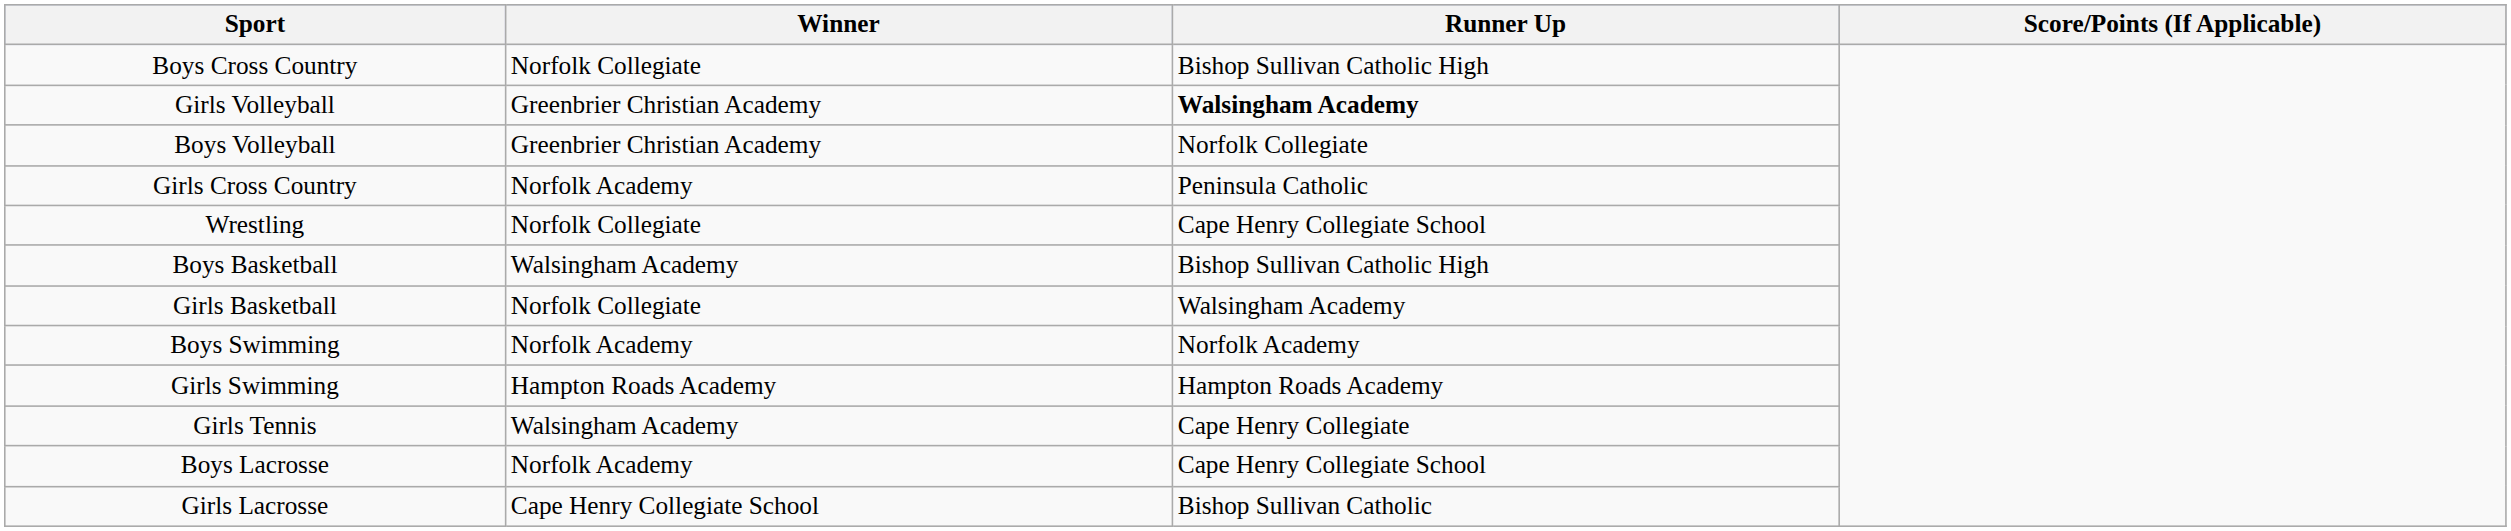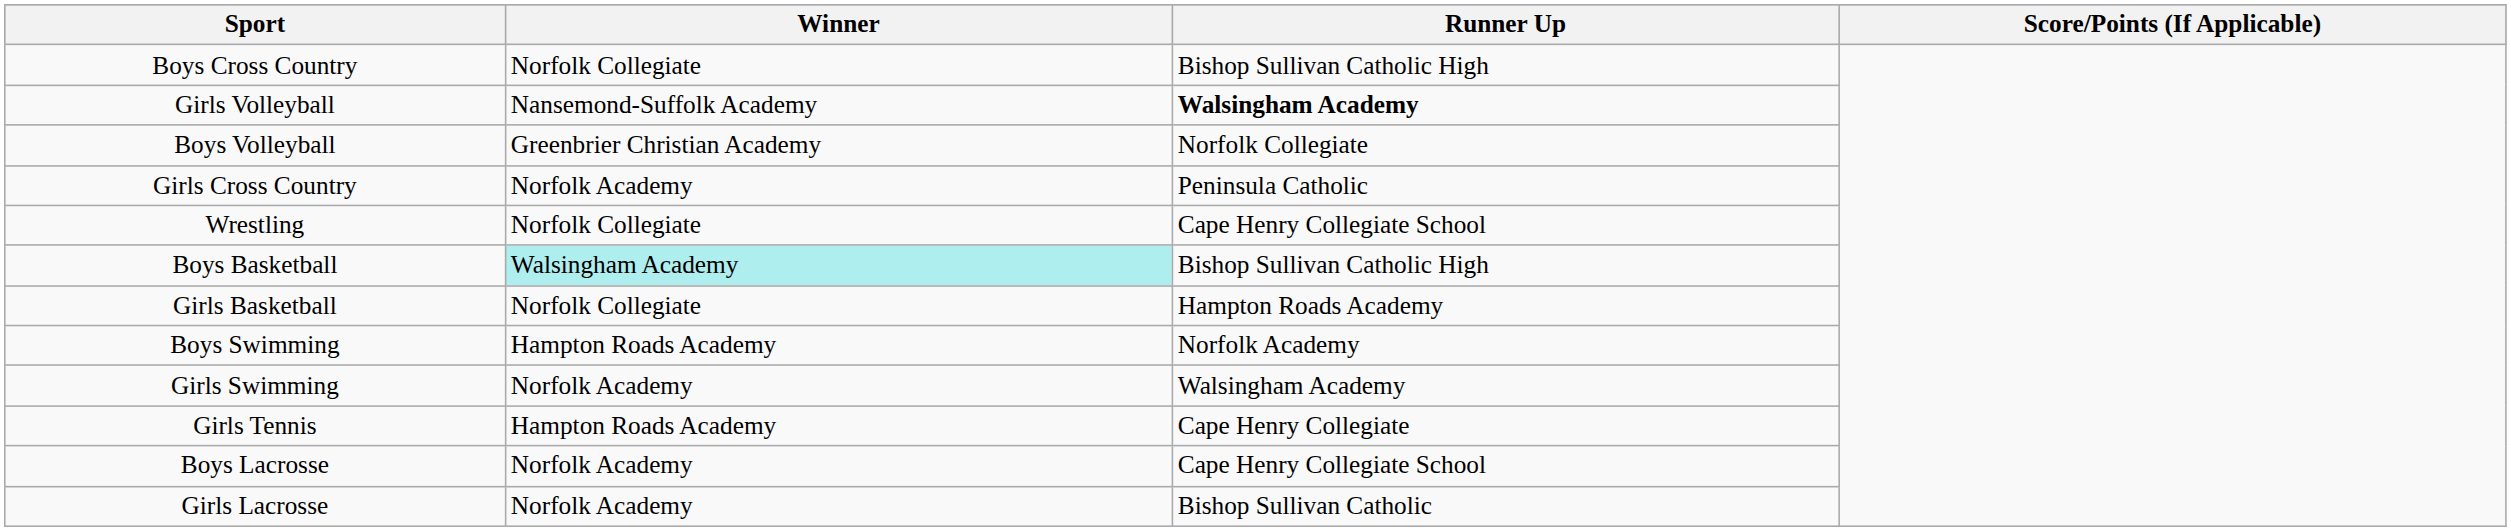(666, 104) Greenbrier Christian Academy -> (664, 104) Nansemond-Suffolk Academy
(625, 265) no background -> (625, 265) paleturquoise background
(1292, 305) Walsingham Academy -> (1310, 305) Hampton Roads Academy
(602, 345) Norfolk Academy -> (644, 345) Hampton Roads Academy
(644, 385) Hampton Roads Academy -> (602, 385) Norfolk Academy
(1310, 385) Hampton Roads Academy -> (1292, 385) Walsingham Academy
(625, 425) Walsingham Academy -> (644, 425) Hampton Roads Academy
(665, 505) Cape Henry Collegiate School -> (602, 505) Norfolk Academy
